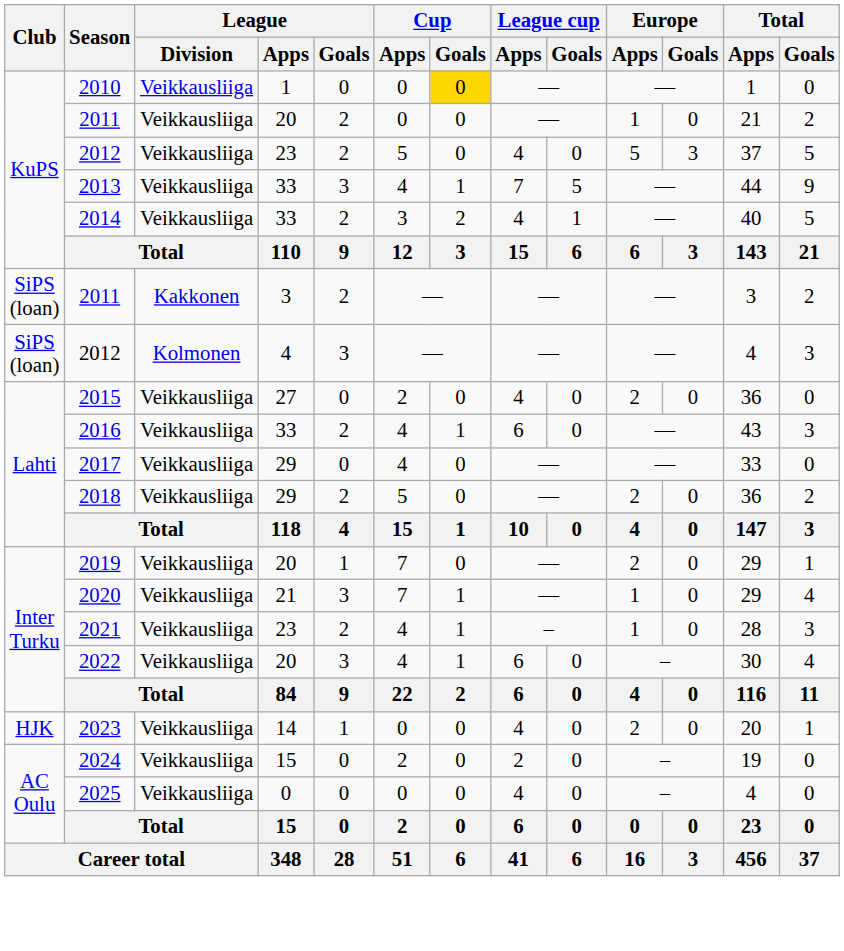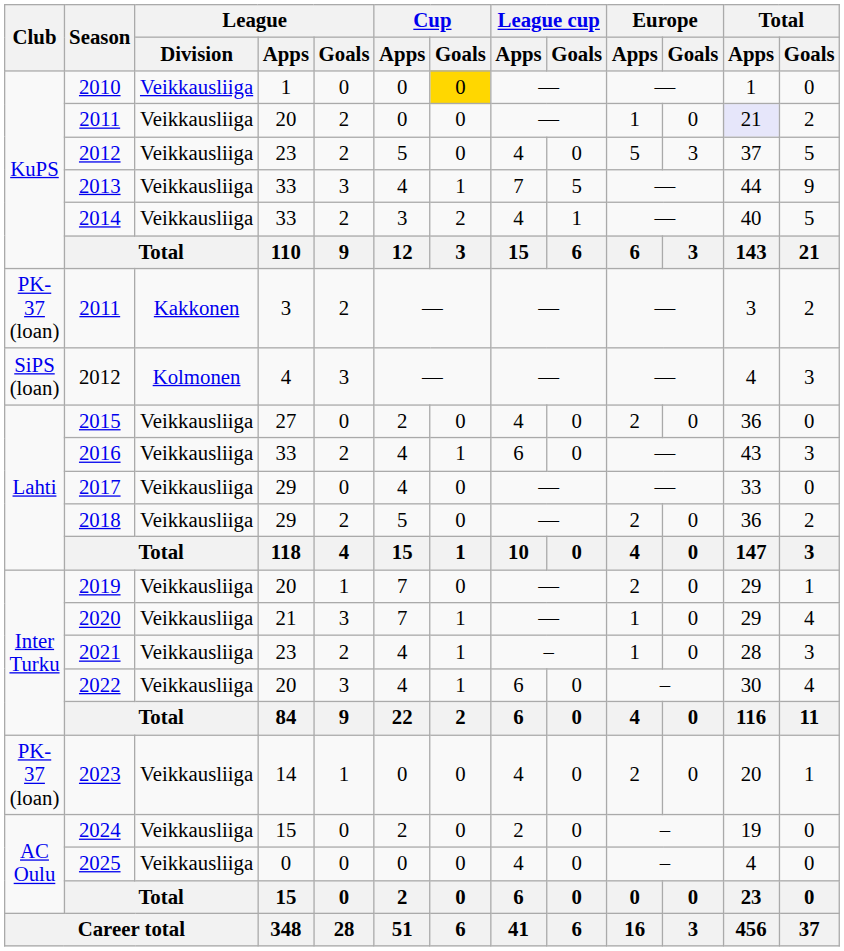(751, 119) no background -> (751, 119) lavender background
(34, 296) SiPS (loan) -> (34, 308) PK-37 (loan)
(34, 727) HJK -> (34, 774) PK-37 (loan)
